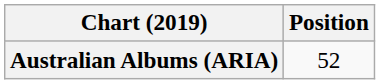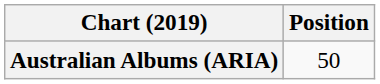(329, 59) 52 -> (329, 59) 50
